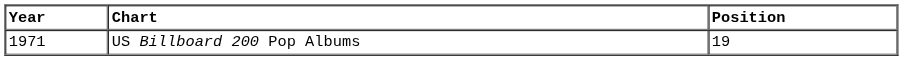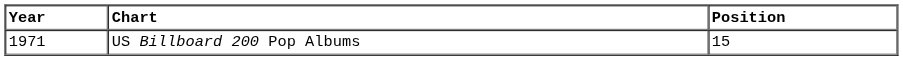(721, 42) 19 -> (721, 42) 15
